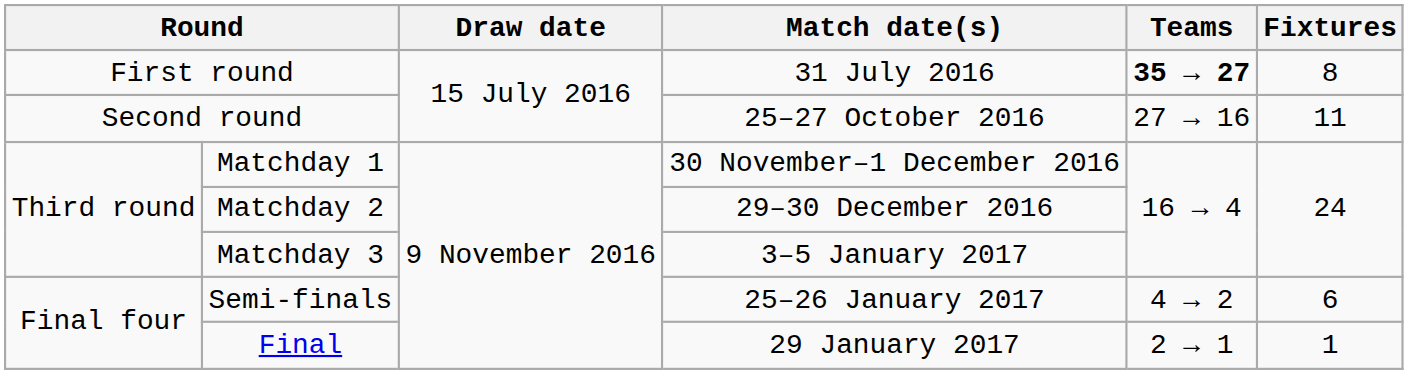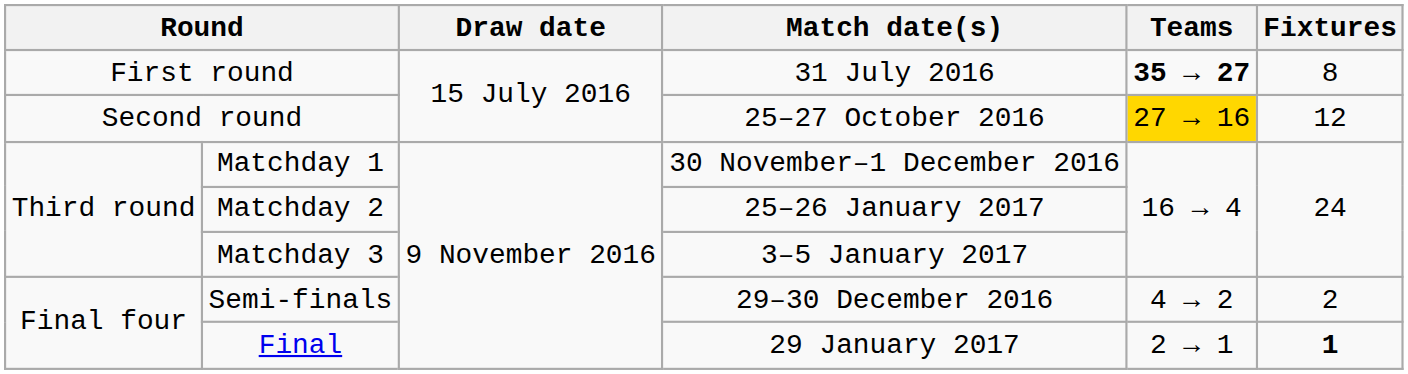(1192, 118) no background -> (1192, 118) gold background
(1330, 118) 11 -> (1330, 118) 12
(895, 209) 29–30 December 2016 -> (895, 209) 25–26 January 2017
(895, 300) 25–26 January 2017 -> (895, 300) 29–30 December 2016
(1330, 300) 6 -> (1330, 300) 2
(1330, 345) normal -> (1330, 345) bold
